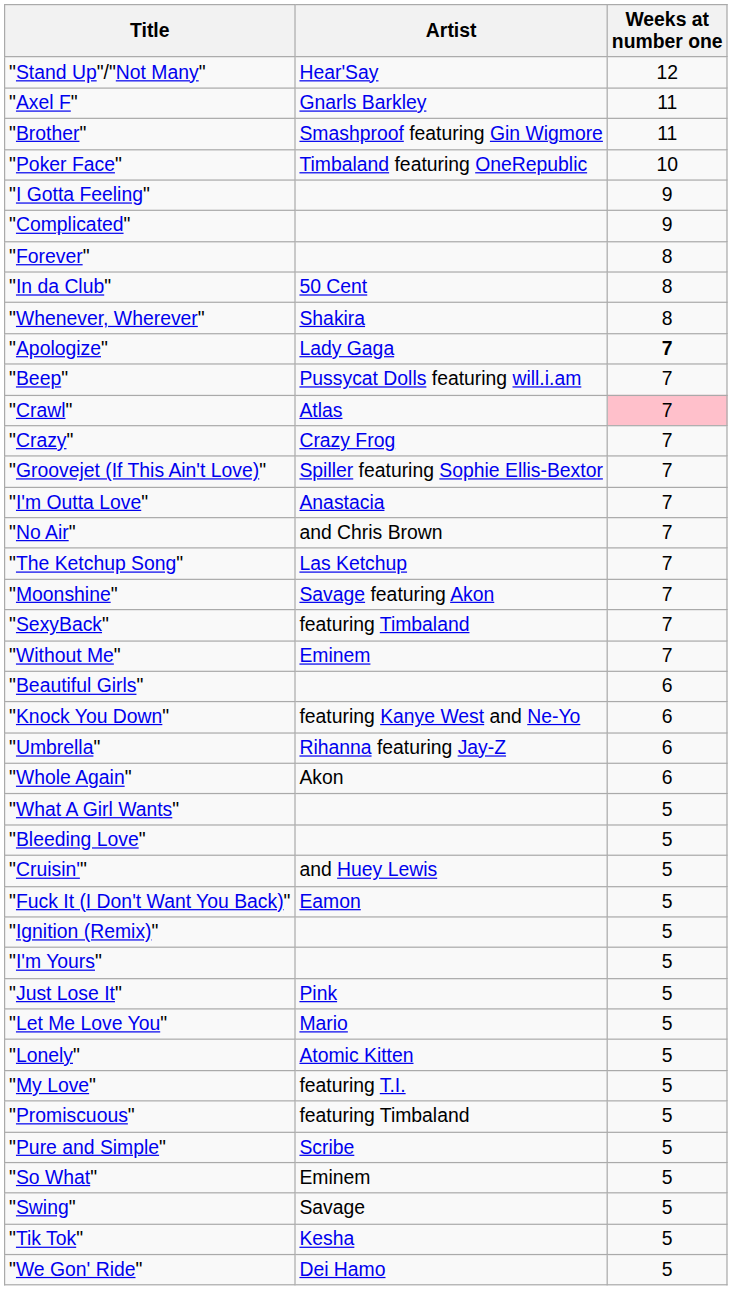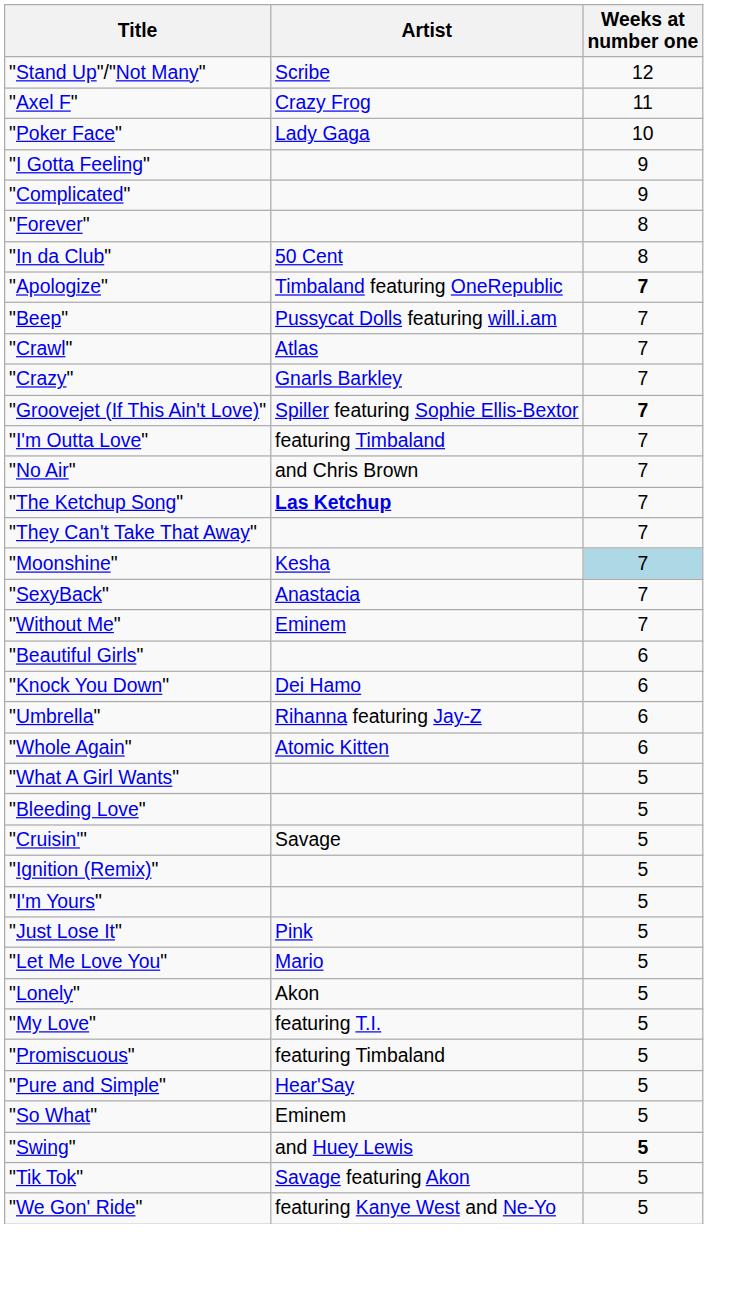(339, 72) Hear'Say -> (303, 72) Scribe
(363, 103) Gnarls Barkley -> (323, 103) Crazy Frog
- row: (48, 133)
(443, 164) Timbaland featuring OneRepublic -> (322, 133) Lady Gaga
- row: (107, 317)
(347, 348) Lady Gaga -> (419, 287) Timbaland featuring OneRepublic
(667, 410) pink background -> (643, 348) no background
(347, 440) Crazy Frog -> (339, 379) Gnarls Barkley
(667, 471) normal -> (643, 410) bold
(342, 502) Anastacia -> (360, 440) featuring Timbaland
(353, 563) normal -> (333, 502) bold
+ row: (133, 532)
(397, 594) Savage featuring Akon -> (303, 563) Kesha
(667, 594) no background -> (643, 563) lightblue background
(384, 625) featuring Timbaland -> (318, 594) Anastacia
(440, 717) featuring Kanye West and Ne-Yo -> (318, 686) Dei Hamo
(321, 778) Akon -> (332, 747) Atomic Kitten
(368, 870) and Huey Lewis -> (308, 839) Savage
- row: (150, 901)
(356, 1054) Atomic Kitten -> (297, 993) Akon
(327, 1146) Scribe -> (315, 1085) Hear'Say
(332, 1208) Savage -> (344, 1146) and Huey Lewis
(667, 1208) normal -> (643, 1146) bold
(327, 1239) Kesha -> (372, 1177) Savage featuring Akon
(342, 1269) Dei Hamo -> (416, 1208) featuring Kanye West and Ne-Yo
